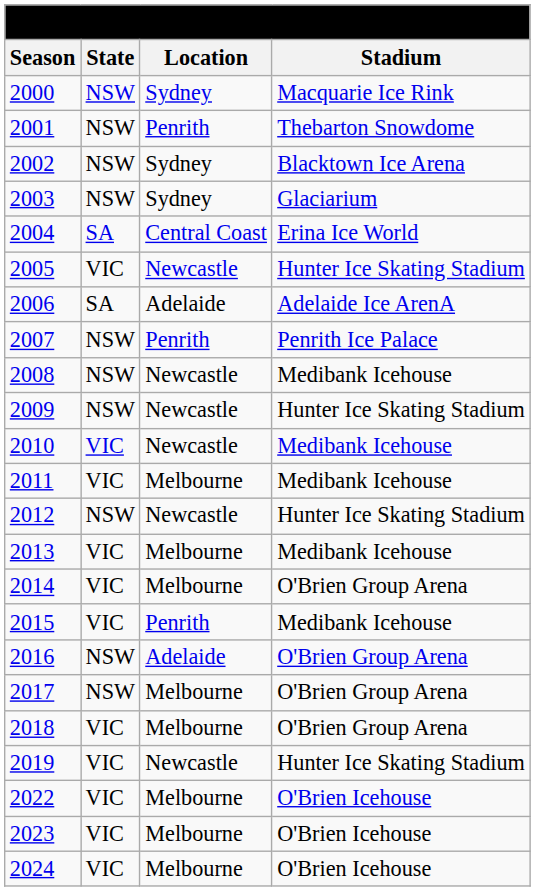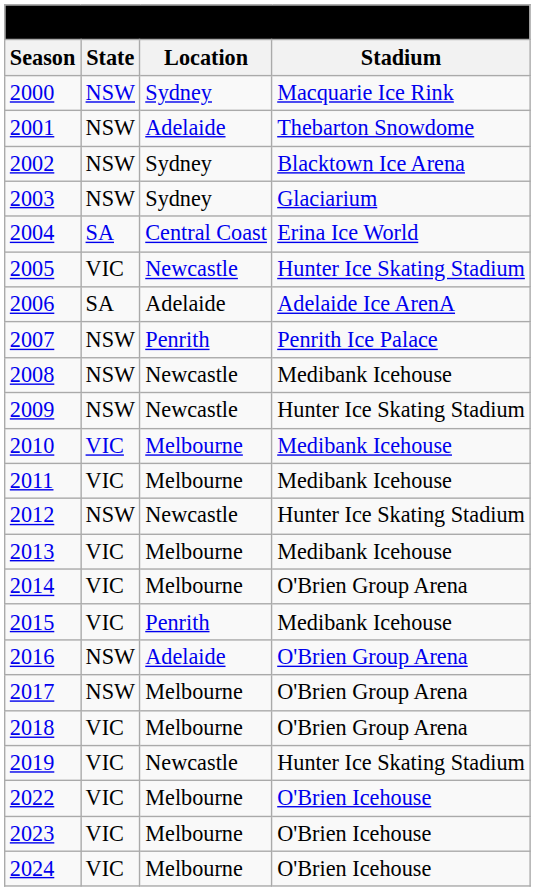(177, 127) Penrith -> (185, 127) Adelaide
(192, 445) Newcastle -> (194, 445) Melbourne
